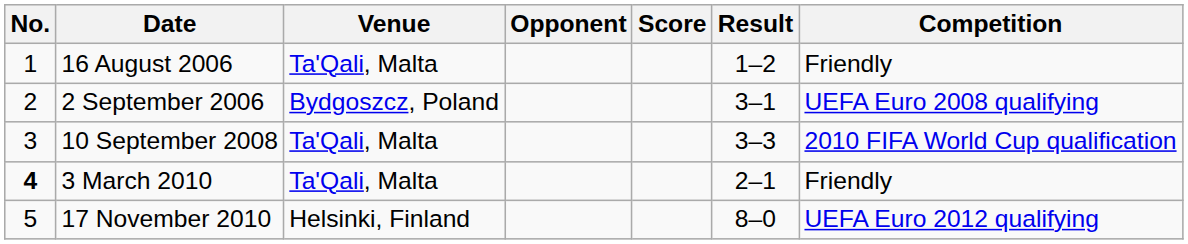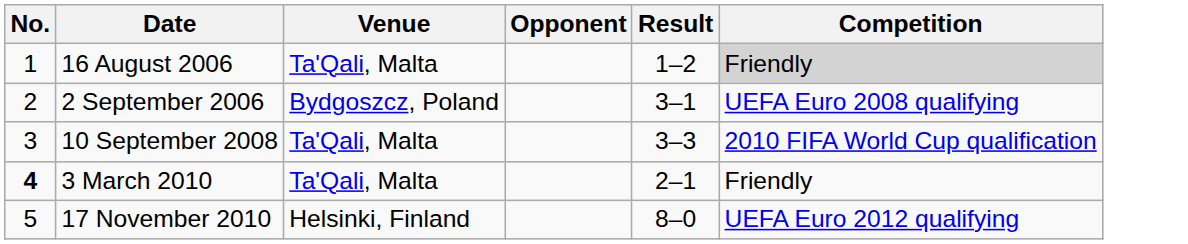- column: (672, 24)
(848, 63) no background -> (768, 63) lightgrey background
